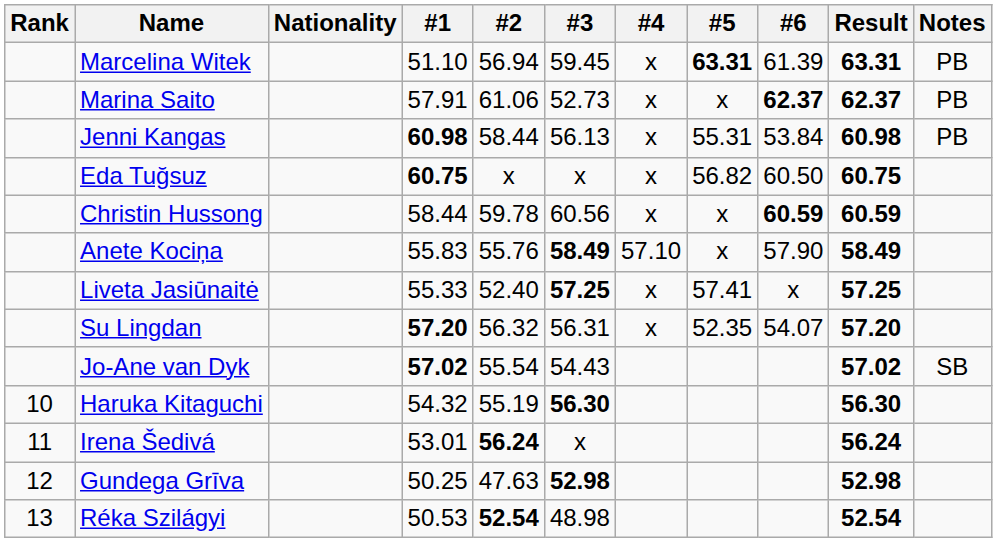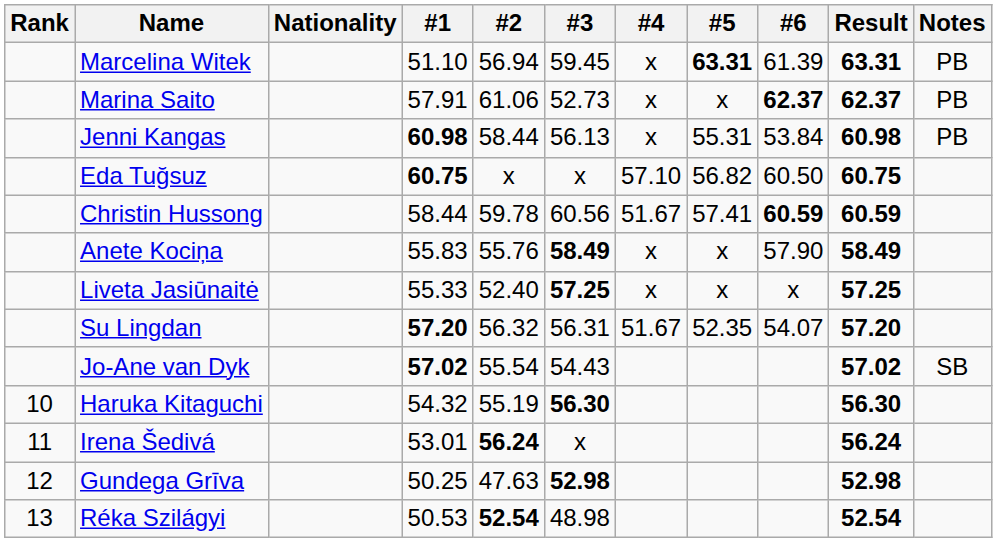(651, 175) x -> (651, 175) 57.10
(651, 213) x -> (651, 213) 51.67
(722, 213) x -> (722, 213) 57.41
(651, 251) 57.10 -> (651, 251) x
(722, 289) 57.41 -> (722, 289) x
(651, 328) x -> (651, 328) 51.67
